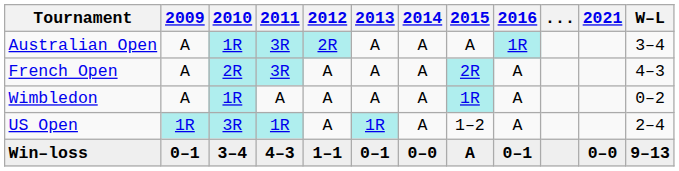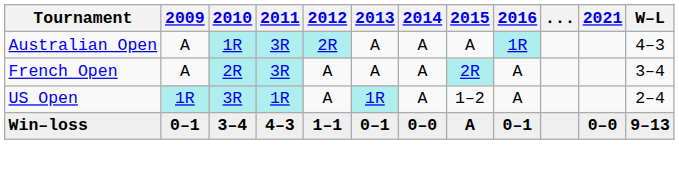(650, 45) 3–4 -> (650, 45) 4–3
(650, 72) 4–3 -> (650, 72) 3–4
- row: (53, 99)
